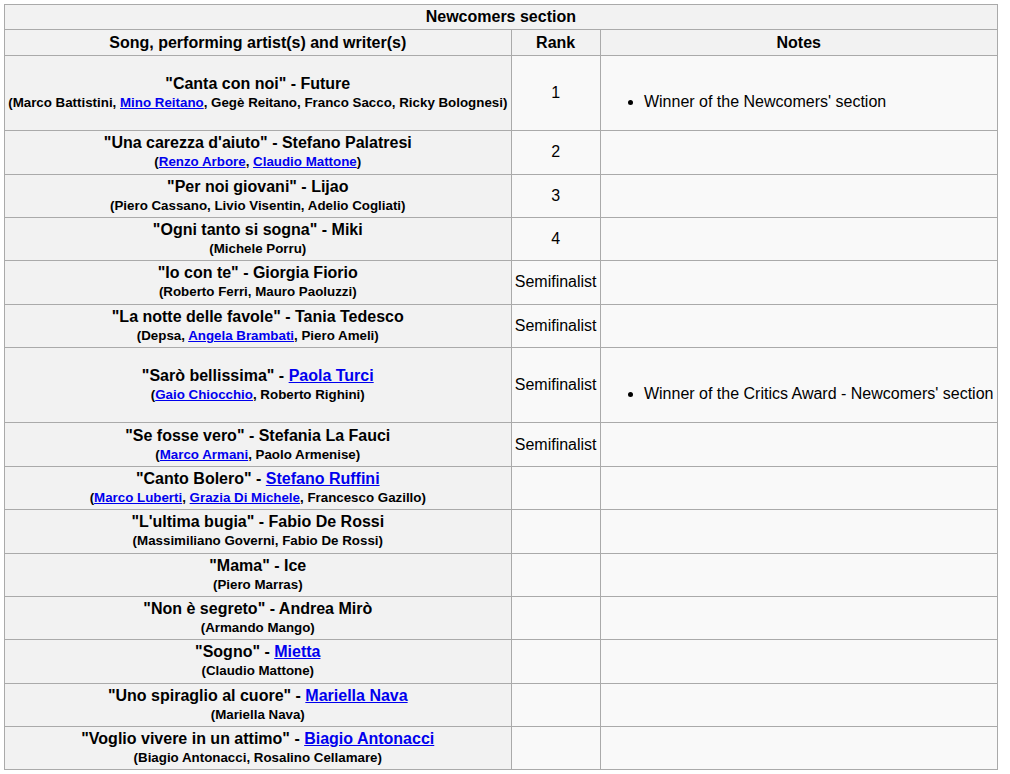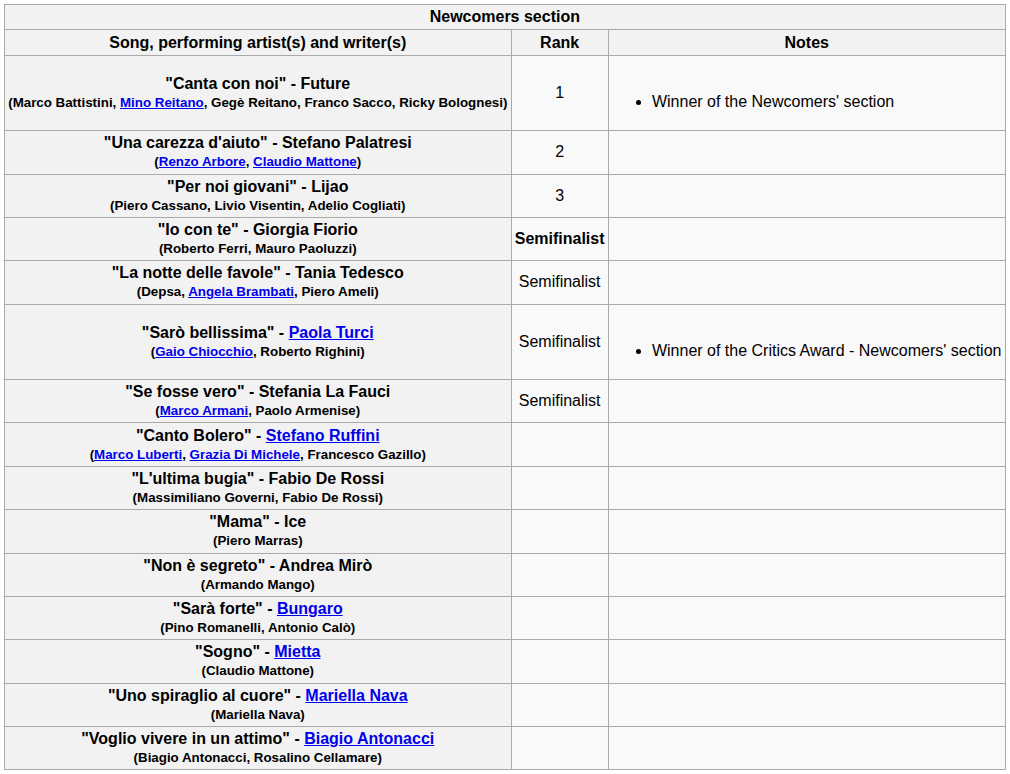- row: (258, 239)
(556, 282) normal -> (560, 239) bold
+ row: (258, 618)
